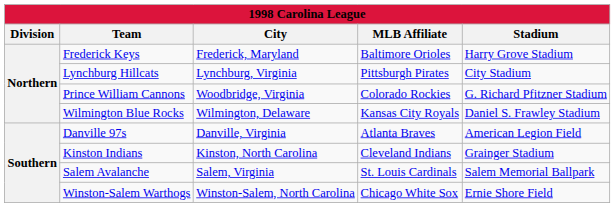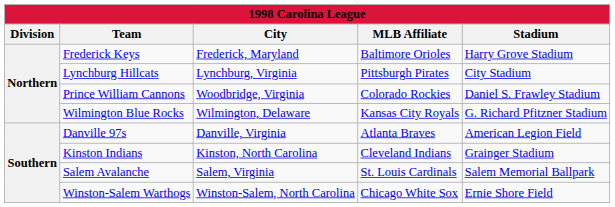(536, 93) G. Richard Pfitzner Stadium -> (532, 93) Daniel S. Frawley Stadium
(532, 113) Daniel S. Frawley Stadium -> (536, 113) G. Richard Pfitzner Stadium
